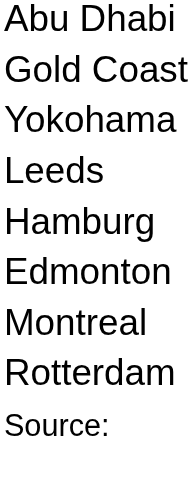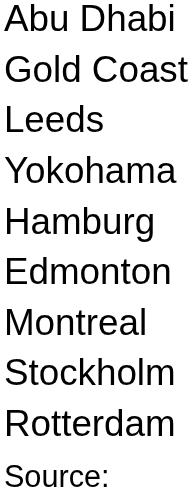rows swapped: (90, 120) <-> (54, 170)
+ row: (90, 373)
